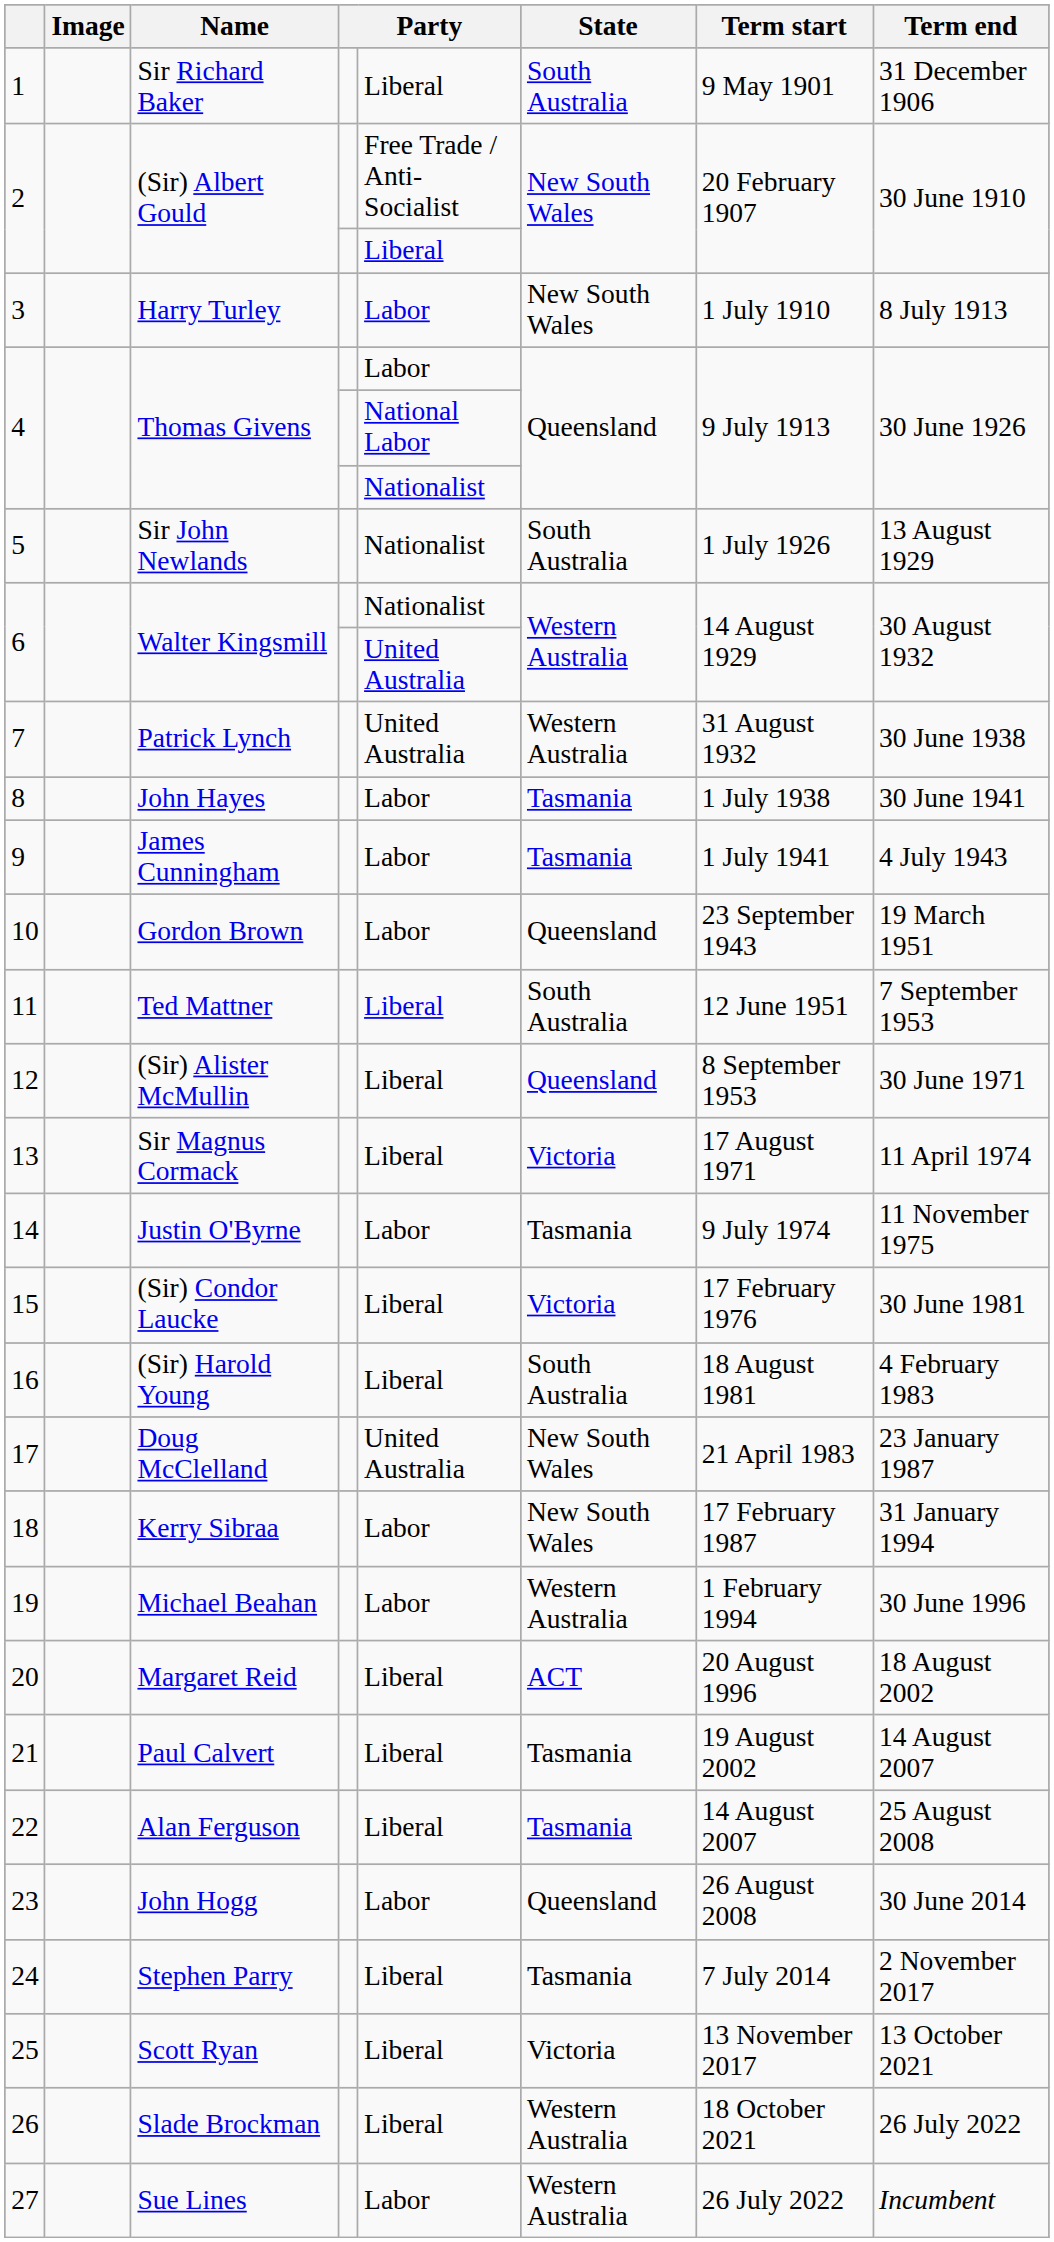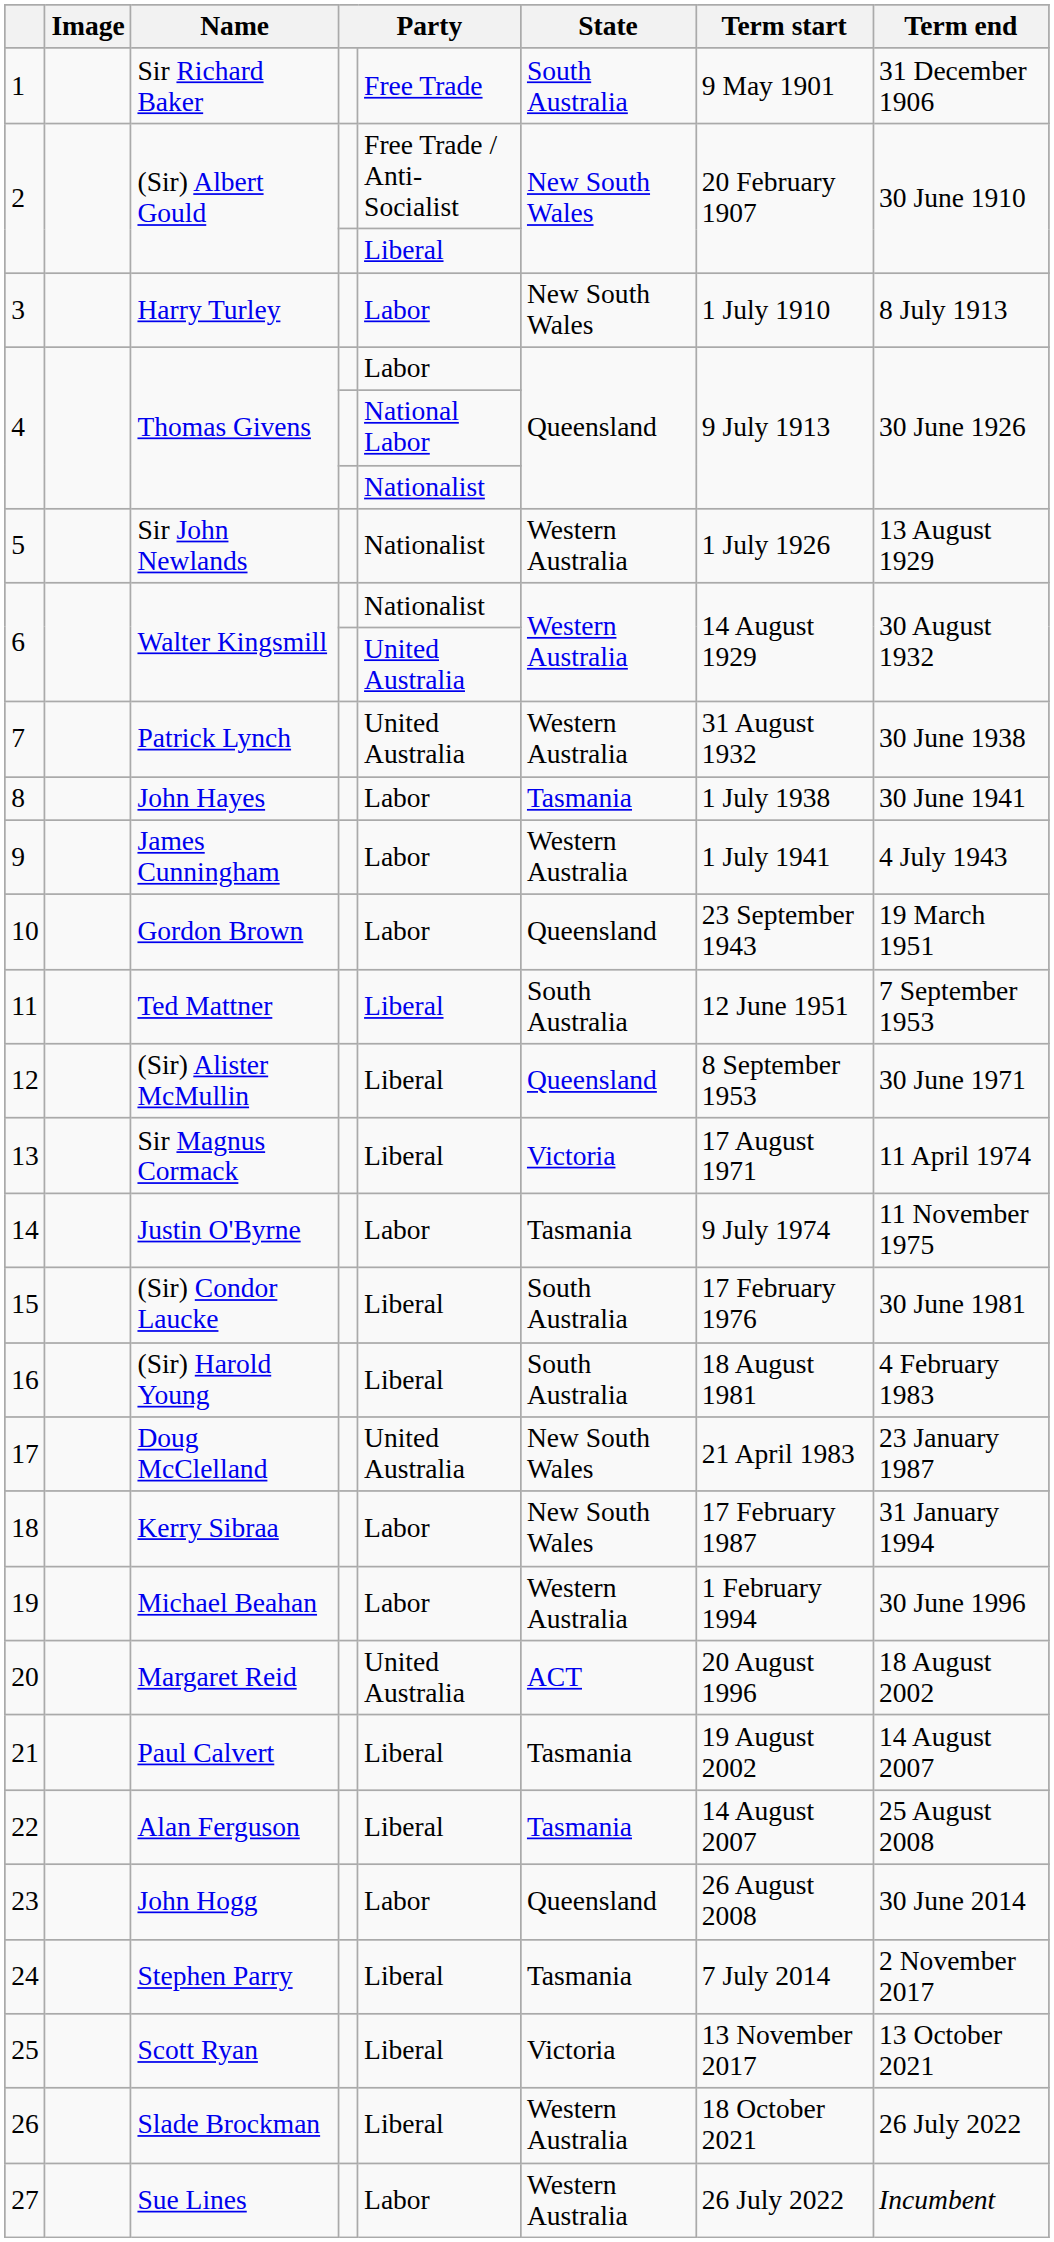(404, 85) Liberal -> (423, 85) Free Trade
(577, 545) South Australia -> (577, 545) Western Australia
(579, 856) Tasmania -> (577, 856) Western Australia
(571, 1304) Victoria -> (577, 1304) South Australia
(404, 1677) Liberal -> (415, 1677) United Australia
